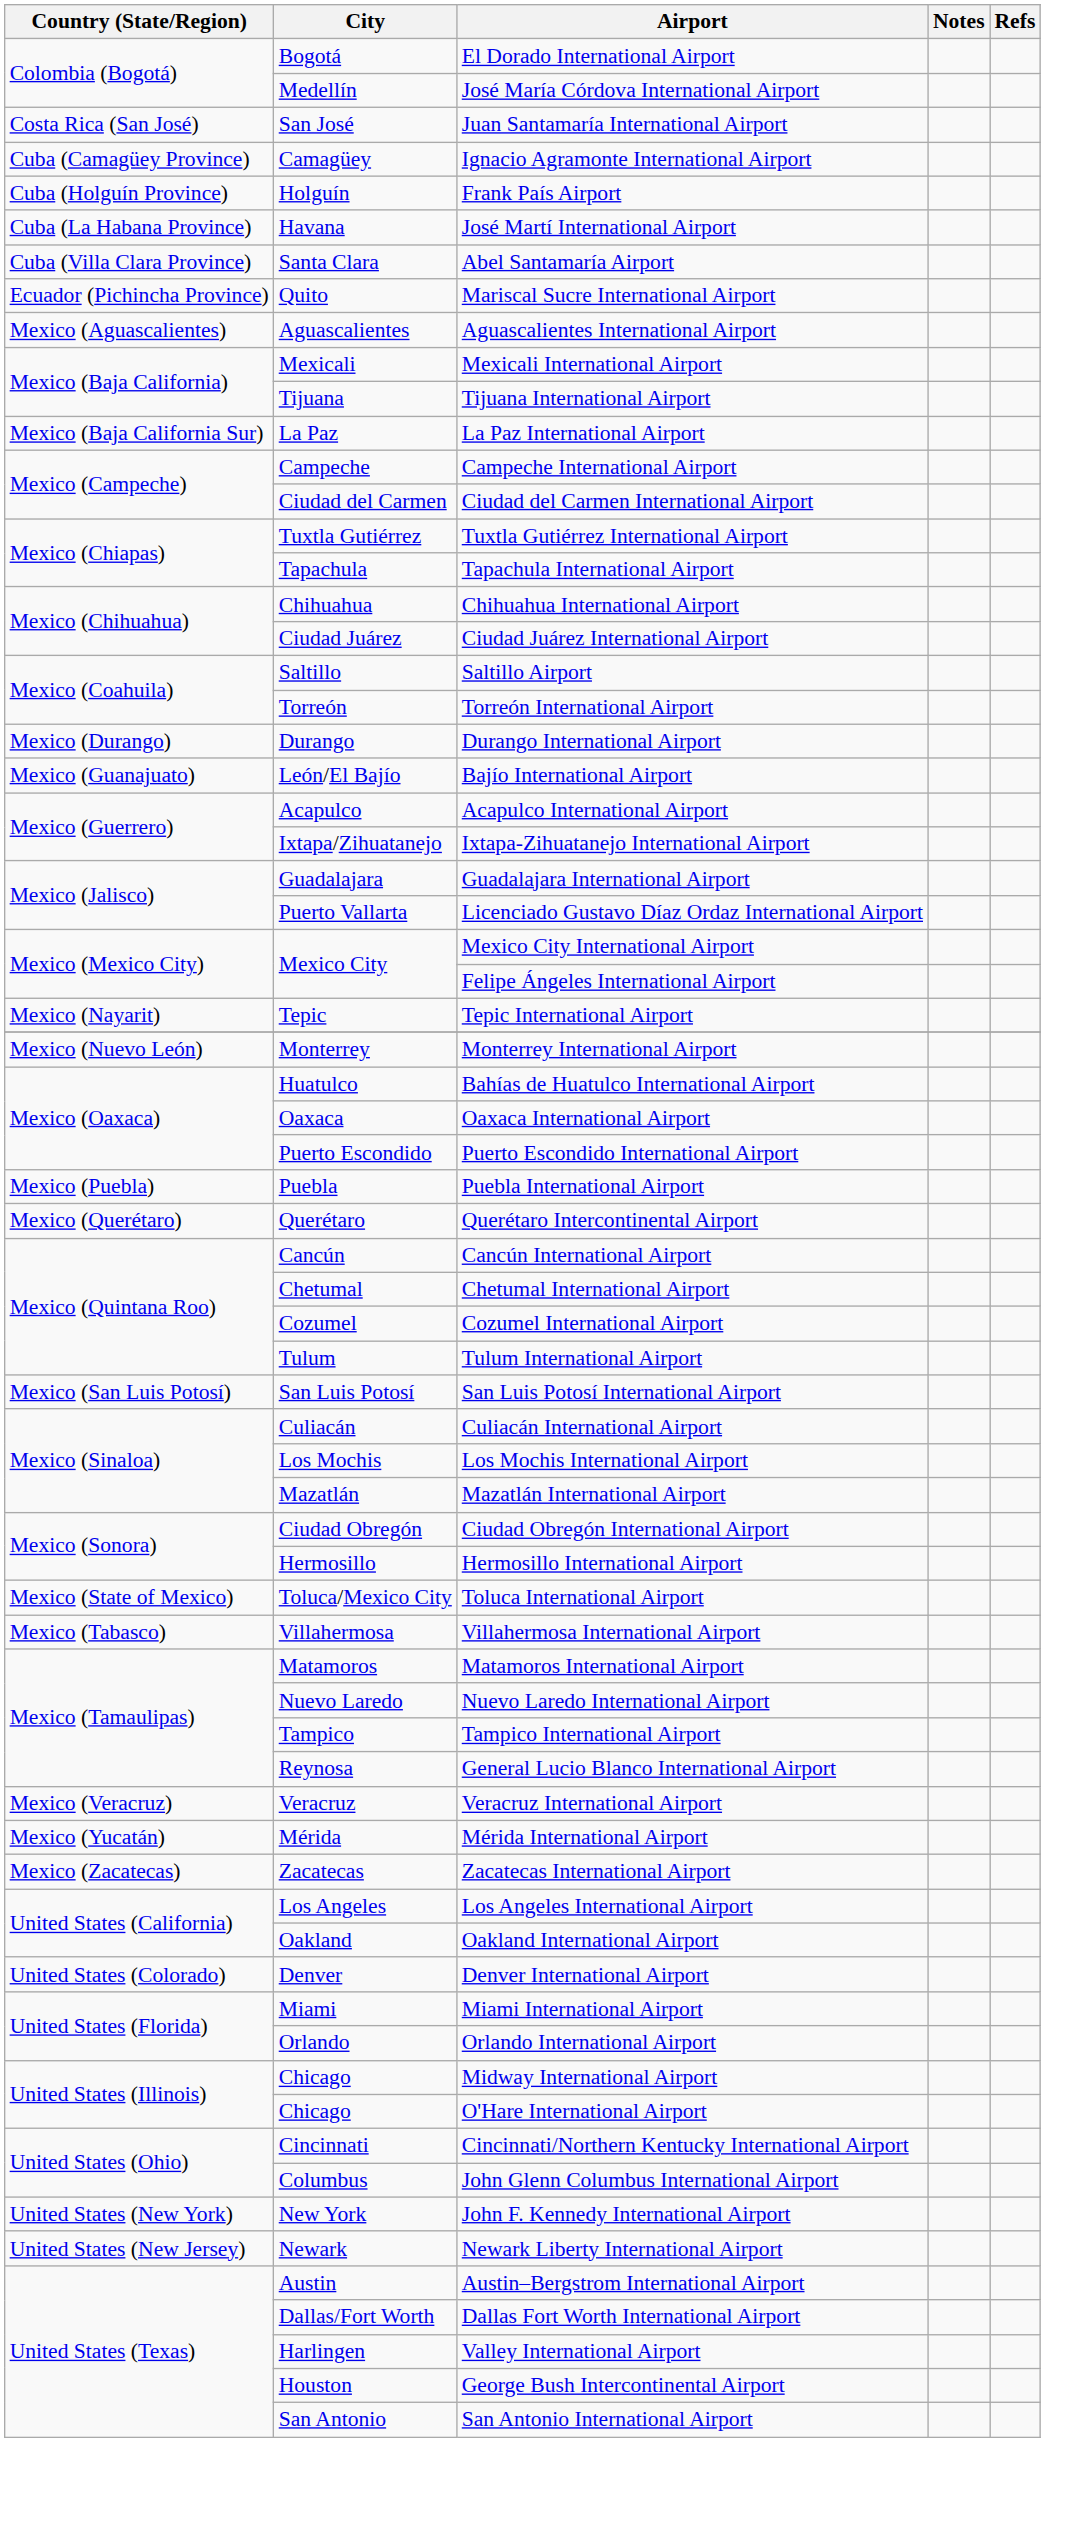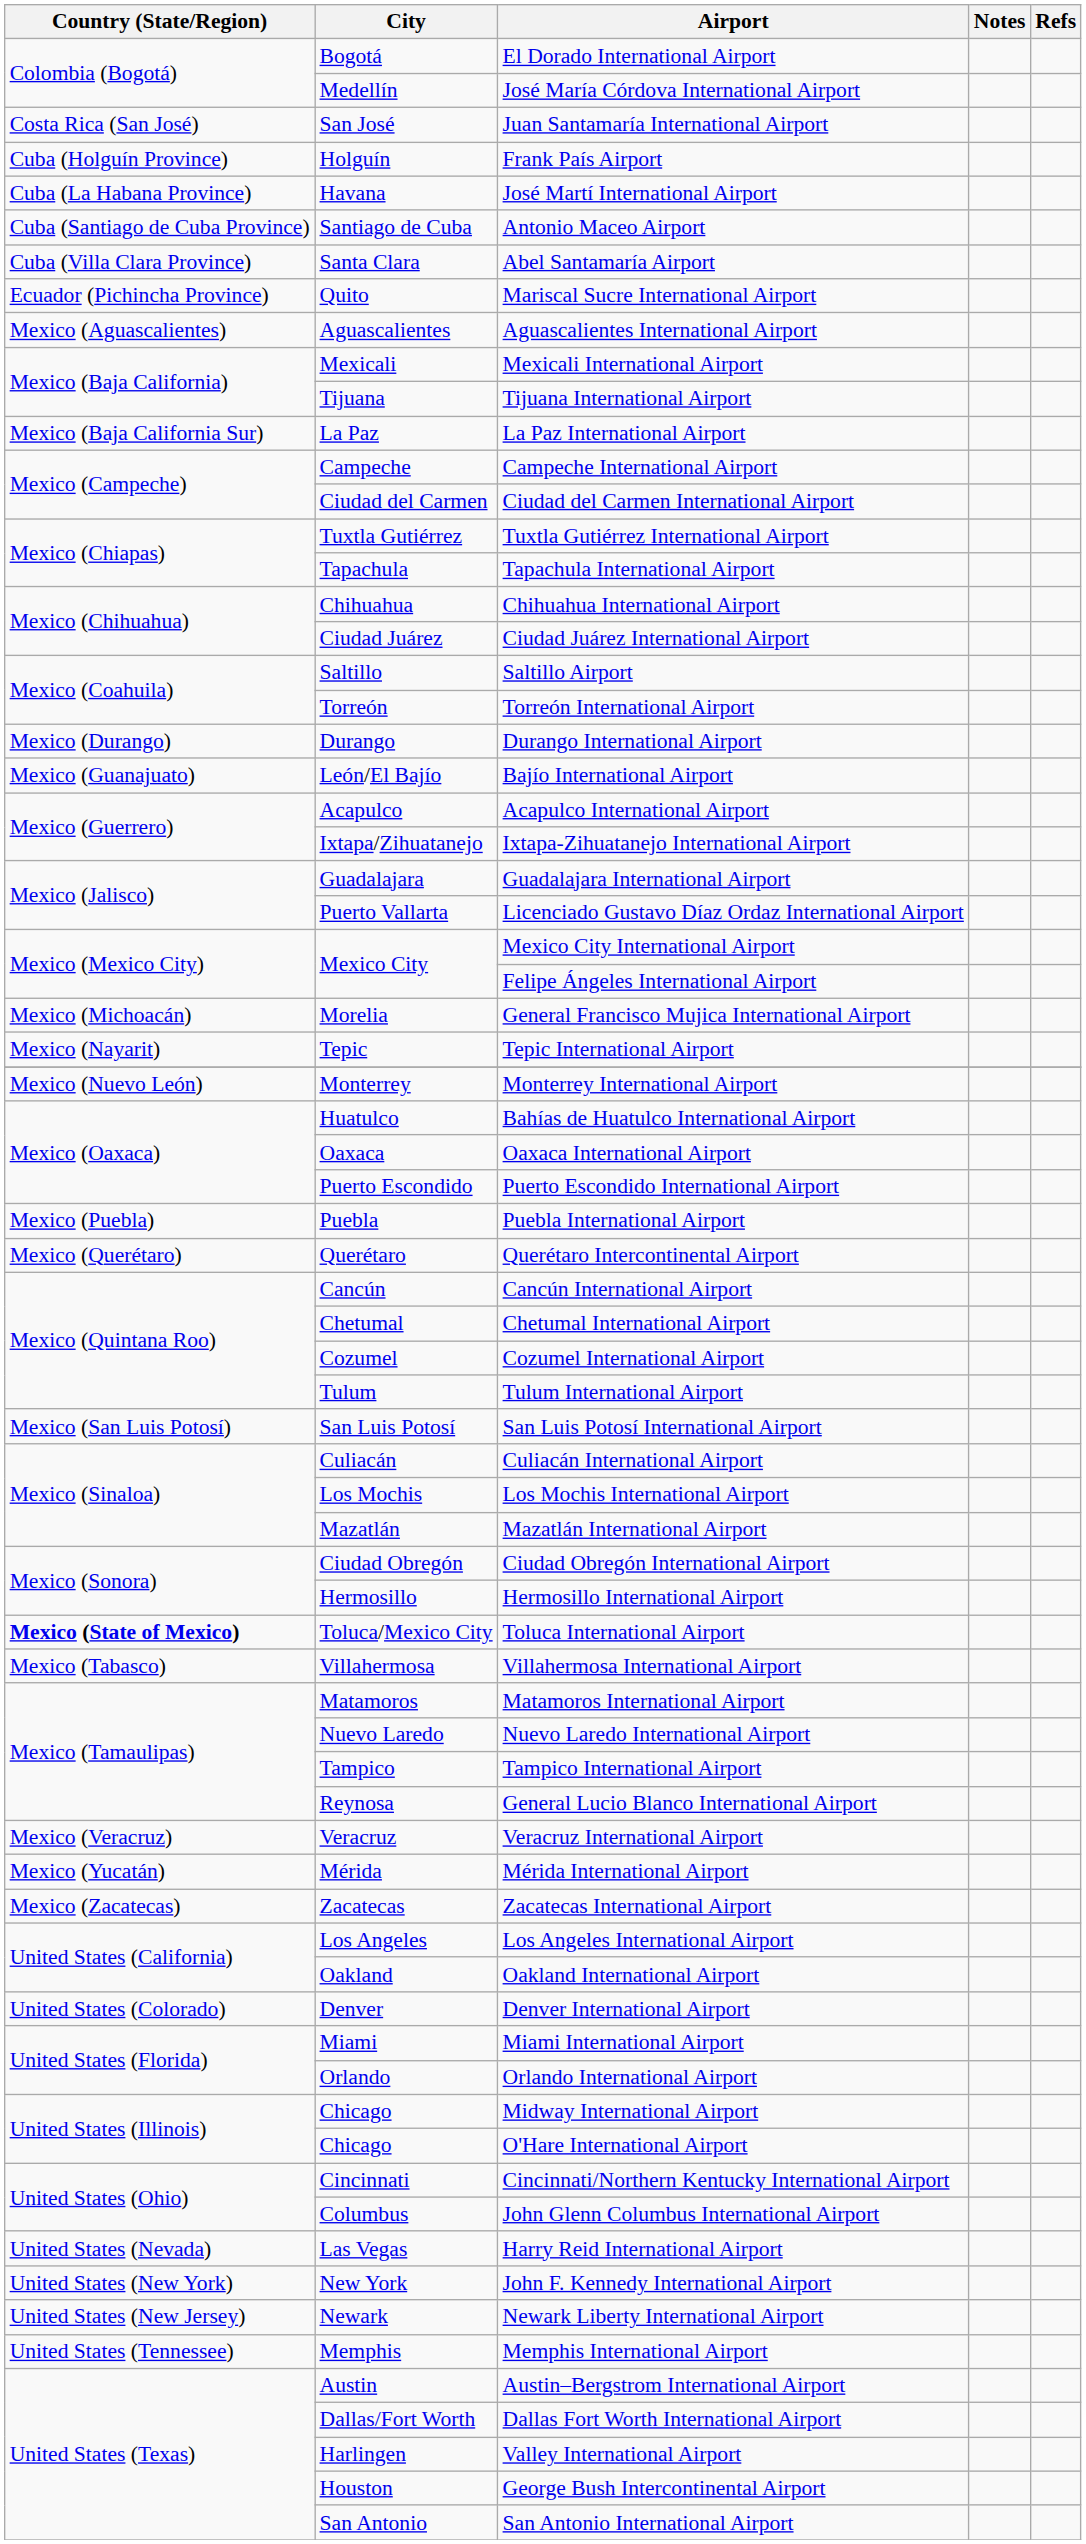- row: (637, 158)
+ row: (604, 227)
+ row: (707, 1015)
(122, 1597) normal -> (124, 1631) bold
+ row: (643, 2248)
+ row: (635, 2351)
